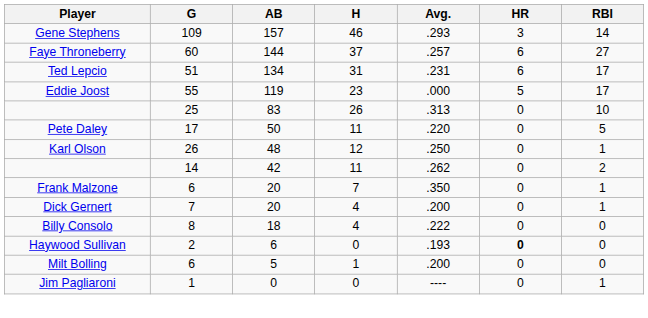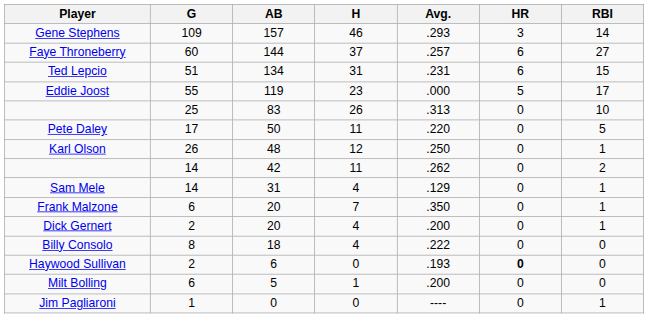(602, 71) 17 -> (602, 71) 15
+ row: (77, 187)
(192, 206) 7 -> (192, 226) 2
